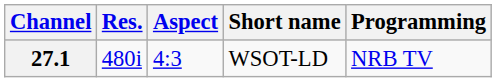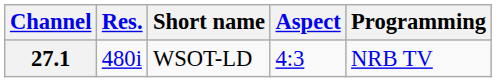columns swapped: (186, 22) <-> (285, 22)
